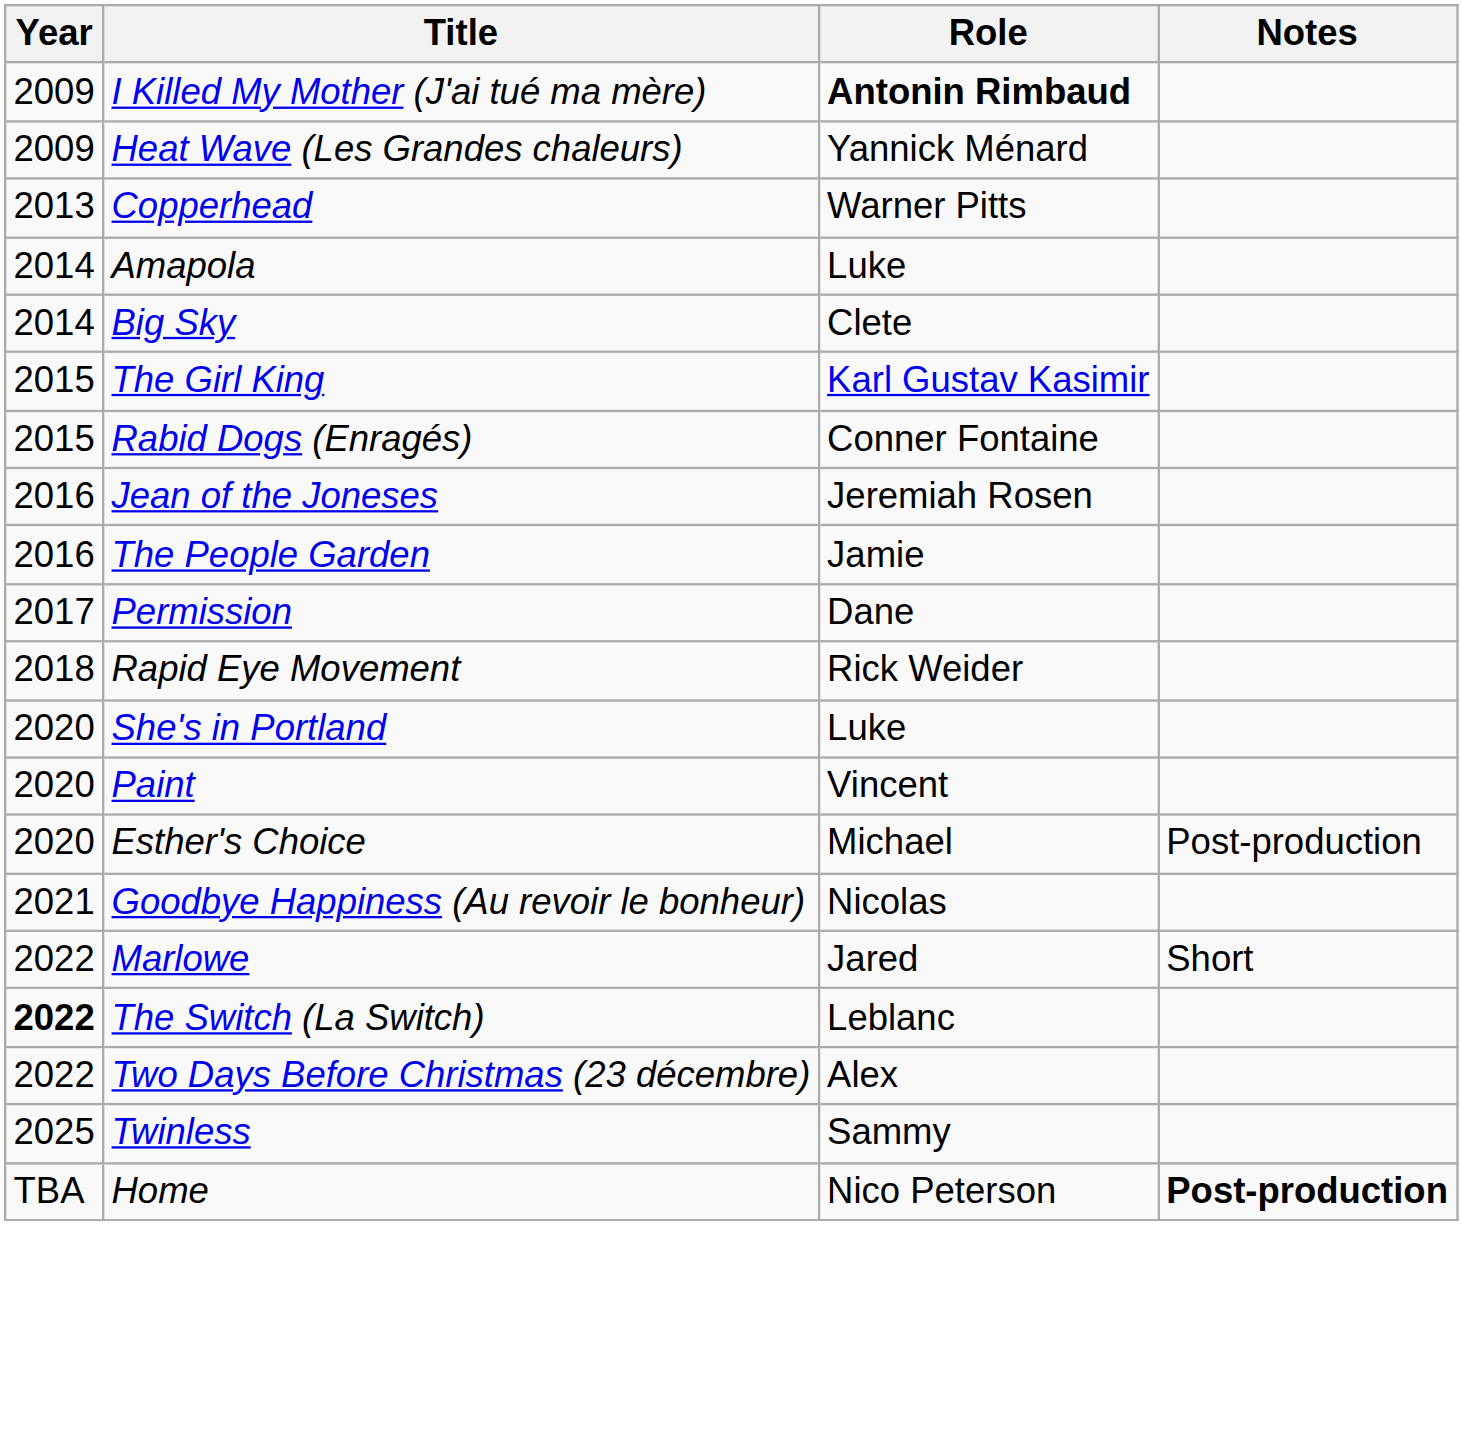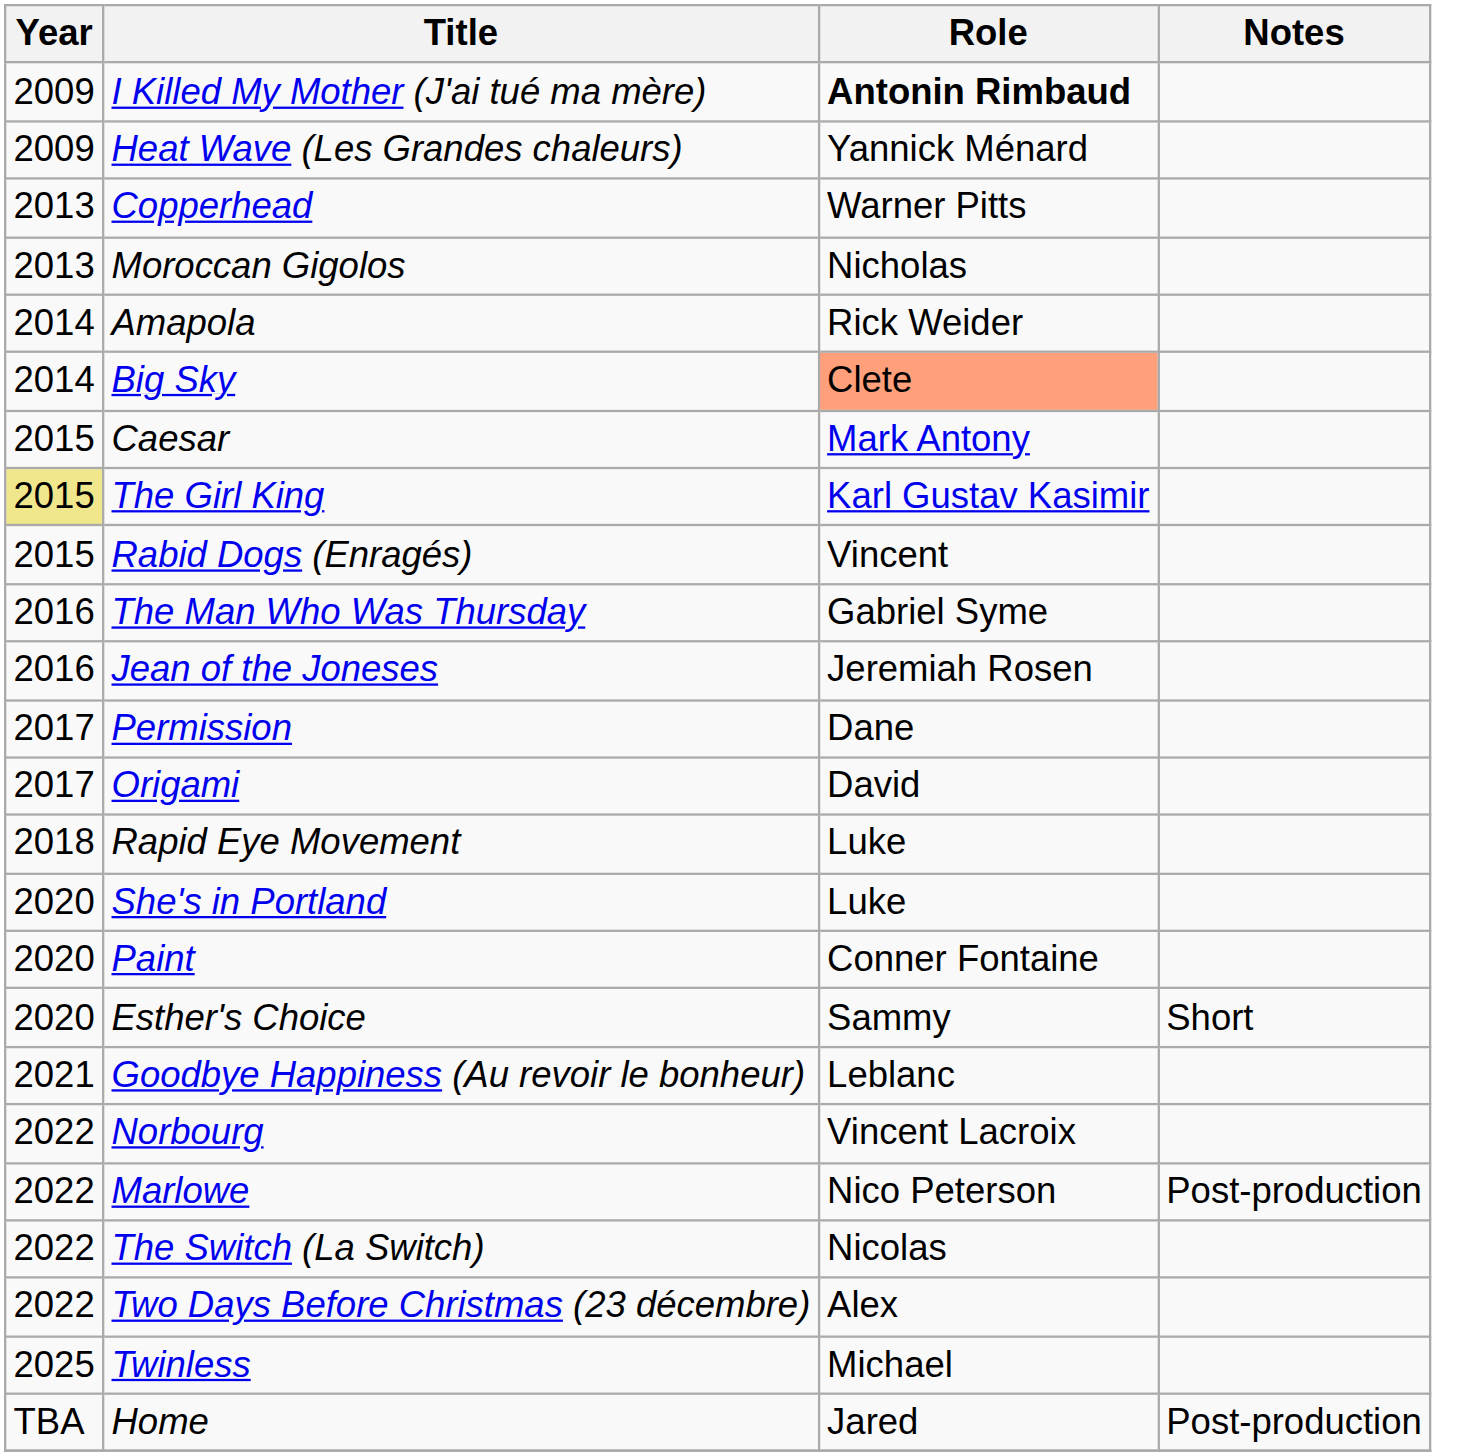+ row: (259, 264)
(867, 264) Luke -> (925, 322) Rick Weider
(870, 322) no background -> (870, 380) lightsalmon background
+ row: (170, 438)
(54, 380) no background -> (54, 496) khaki background
(963, 438) Conner Fontaine -> (888, 554) Vincent
+ row: (348, 611)
- row: (271, 554)
+ row: (175, 785)
(925, 669) Rick Weider -> (867, 843) Luke
(888, 785) Vincent -> (963, 959) Conner Fontaine
(890, 843) Michael -> (889, 1016) Sammy
(1294, 843) Post-production -> (1210, 1016) Short
(887, 901) Nicolas -> (891, 1074) Leblanc
+ row: (188, 1132)
(873, 959) Jared -> (942, 1190) Nico Peterson
(1210, 959) Short -> (1294, 1190) Post-production
(54, 1016) bold -> (54, 1248) normal
(891, 1016) Leblanc -> (887, 1248) Nicolas
(889, 1132) Sammy -> (890, 1364) Michael
(942, 1190) Nico Peterson -> (873, 1421) Jared
(1307, 1190) bold -> (1294, 1421) normal
